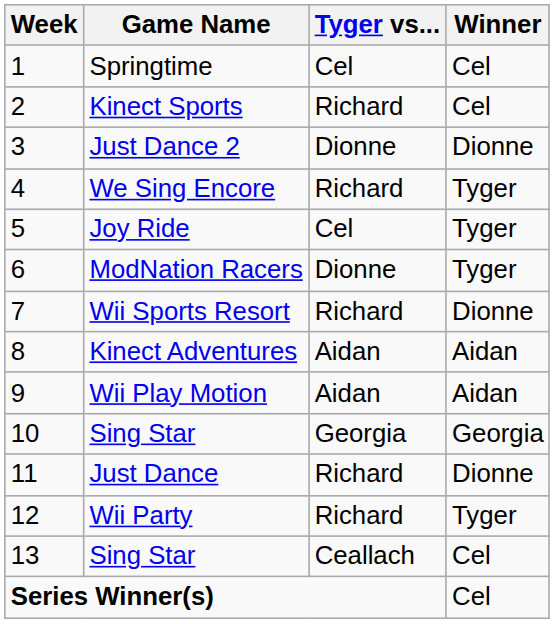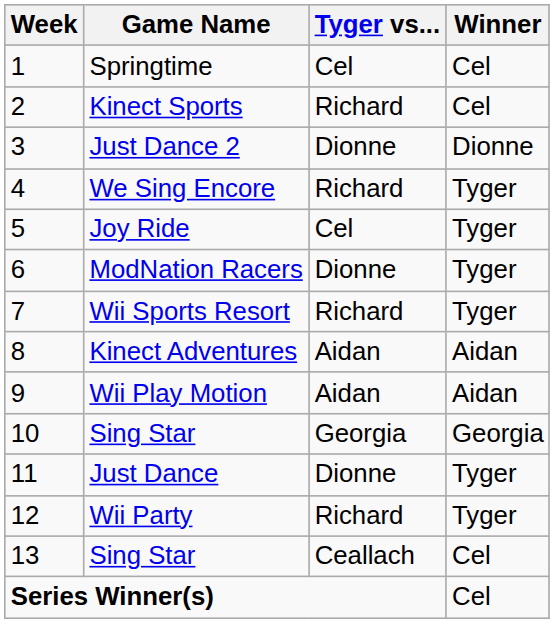(493, 310) Dionne -> (484, 310) Tyger
(359, 474) Richard -> (355, 474) Dionne
(493, 474) Dionne -> (484, 474) Tyger
